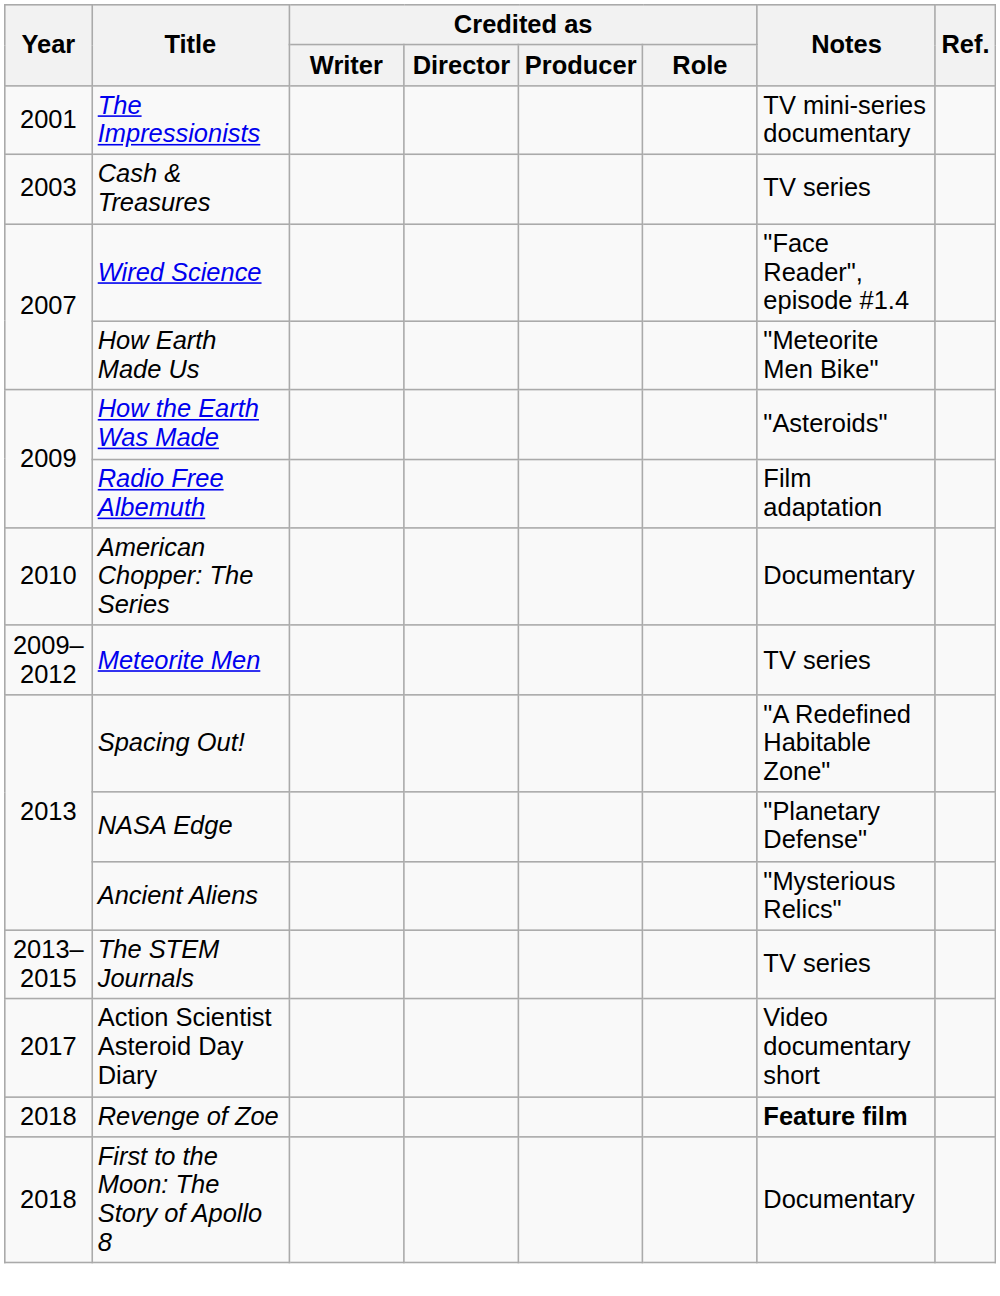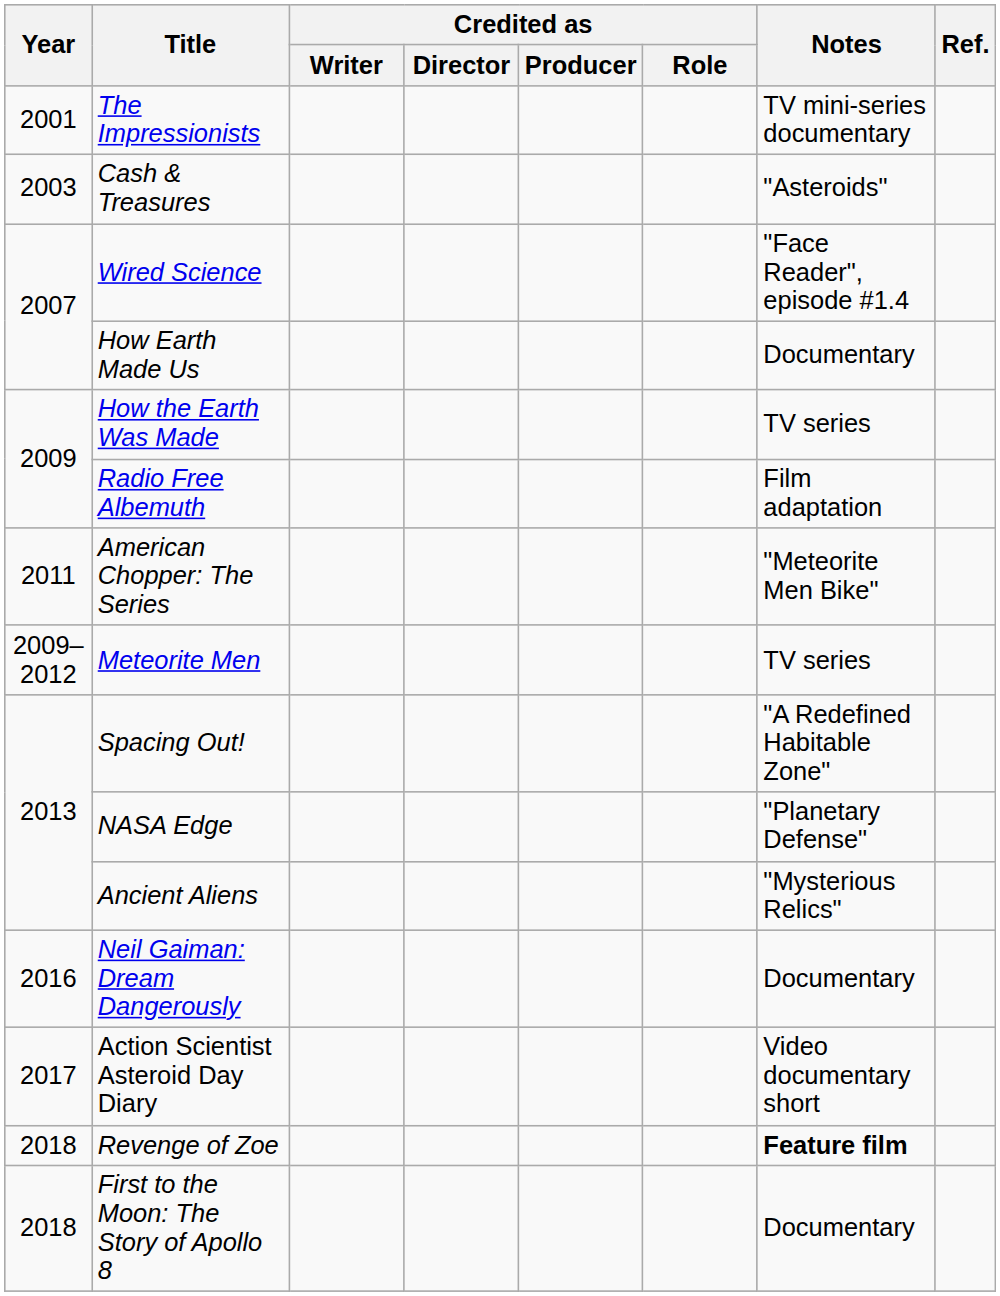(817, 188) TV series -> (825, 188) "Asteroids"
(821, 355) "Meteorite Men Bike" -> (839, 355) Documentary
(825, 424) "Asteroids" -> (817, 424) TV series
(48, 576) 2010 -> (48, 576) 2011
(839, 576) Documentary -> (821, 576) "Meteorite Men Bike"
- row: (159, 964)
+ row: (171, 978)
